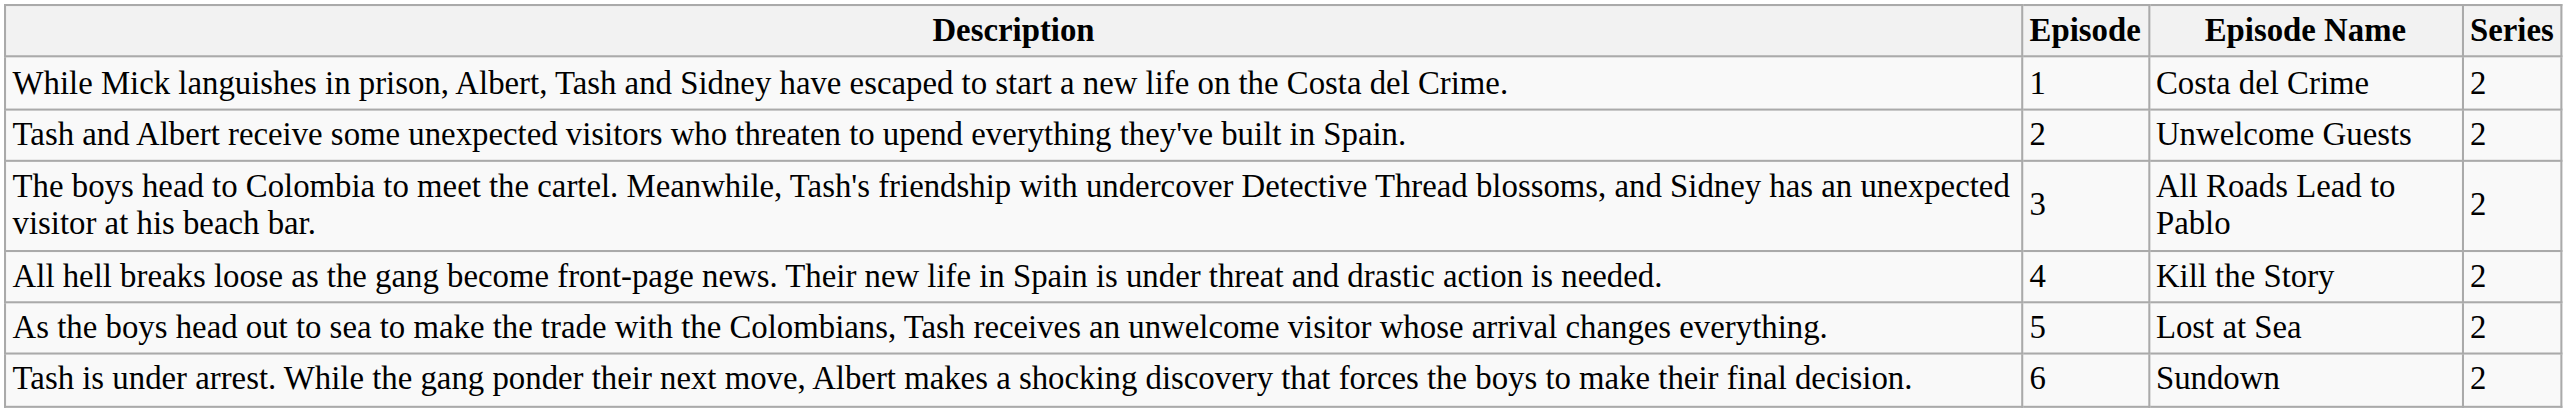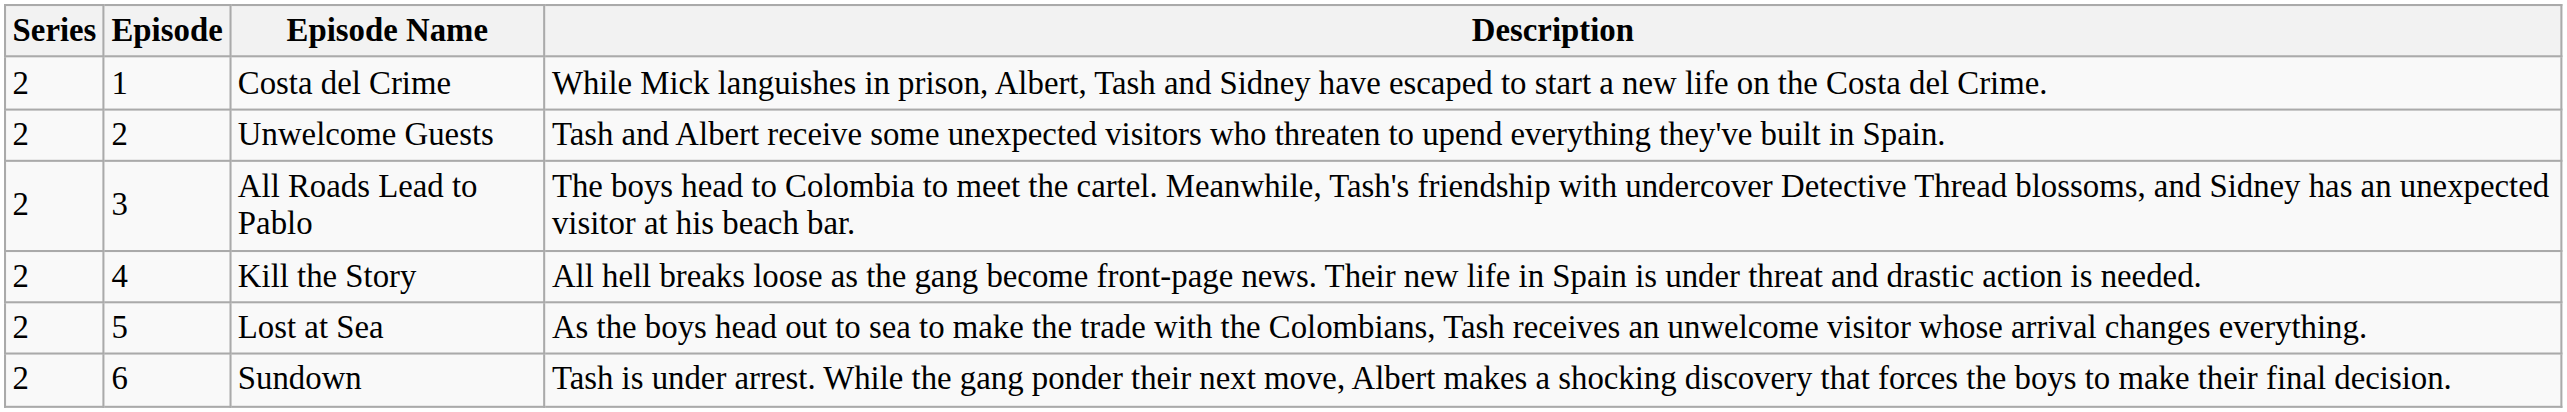columns swapped: (2512, 30) <-> (1014, 30)
